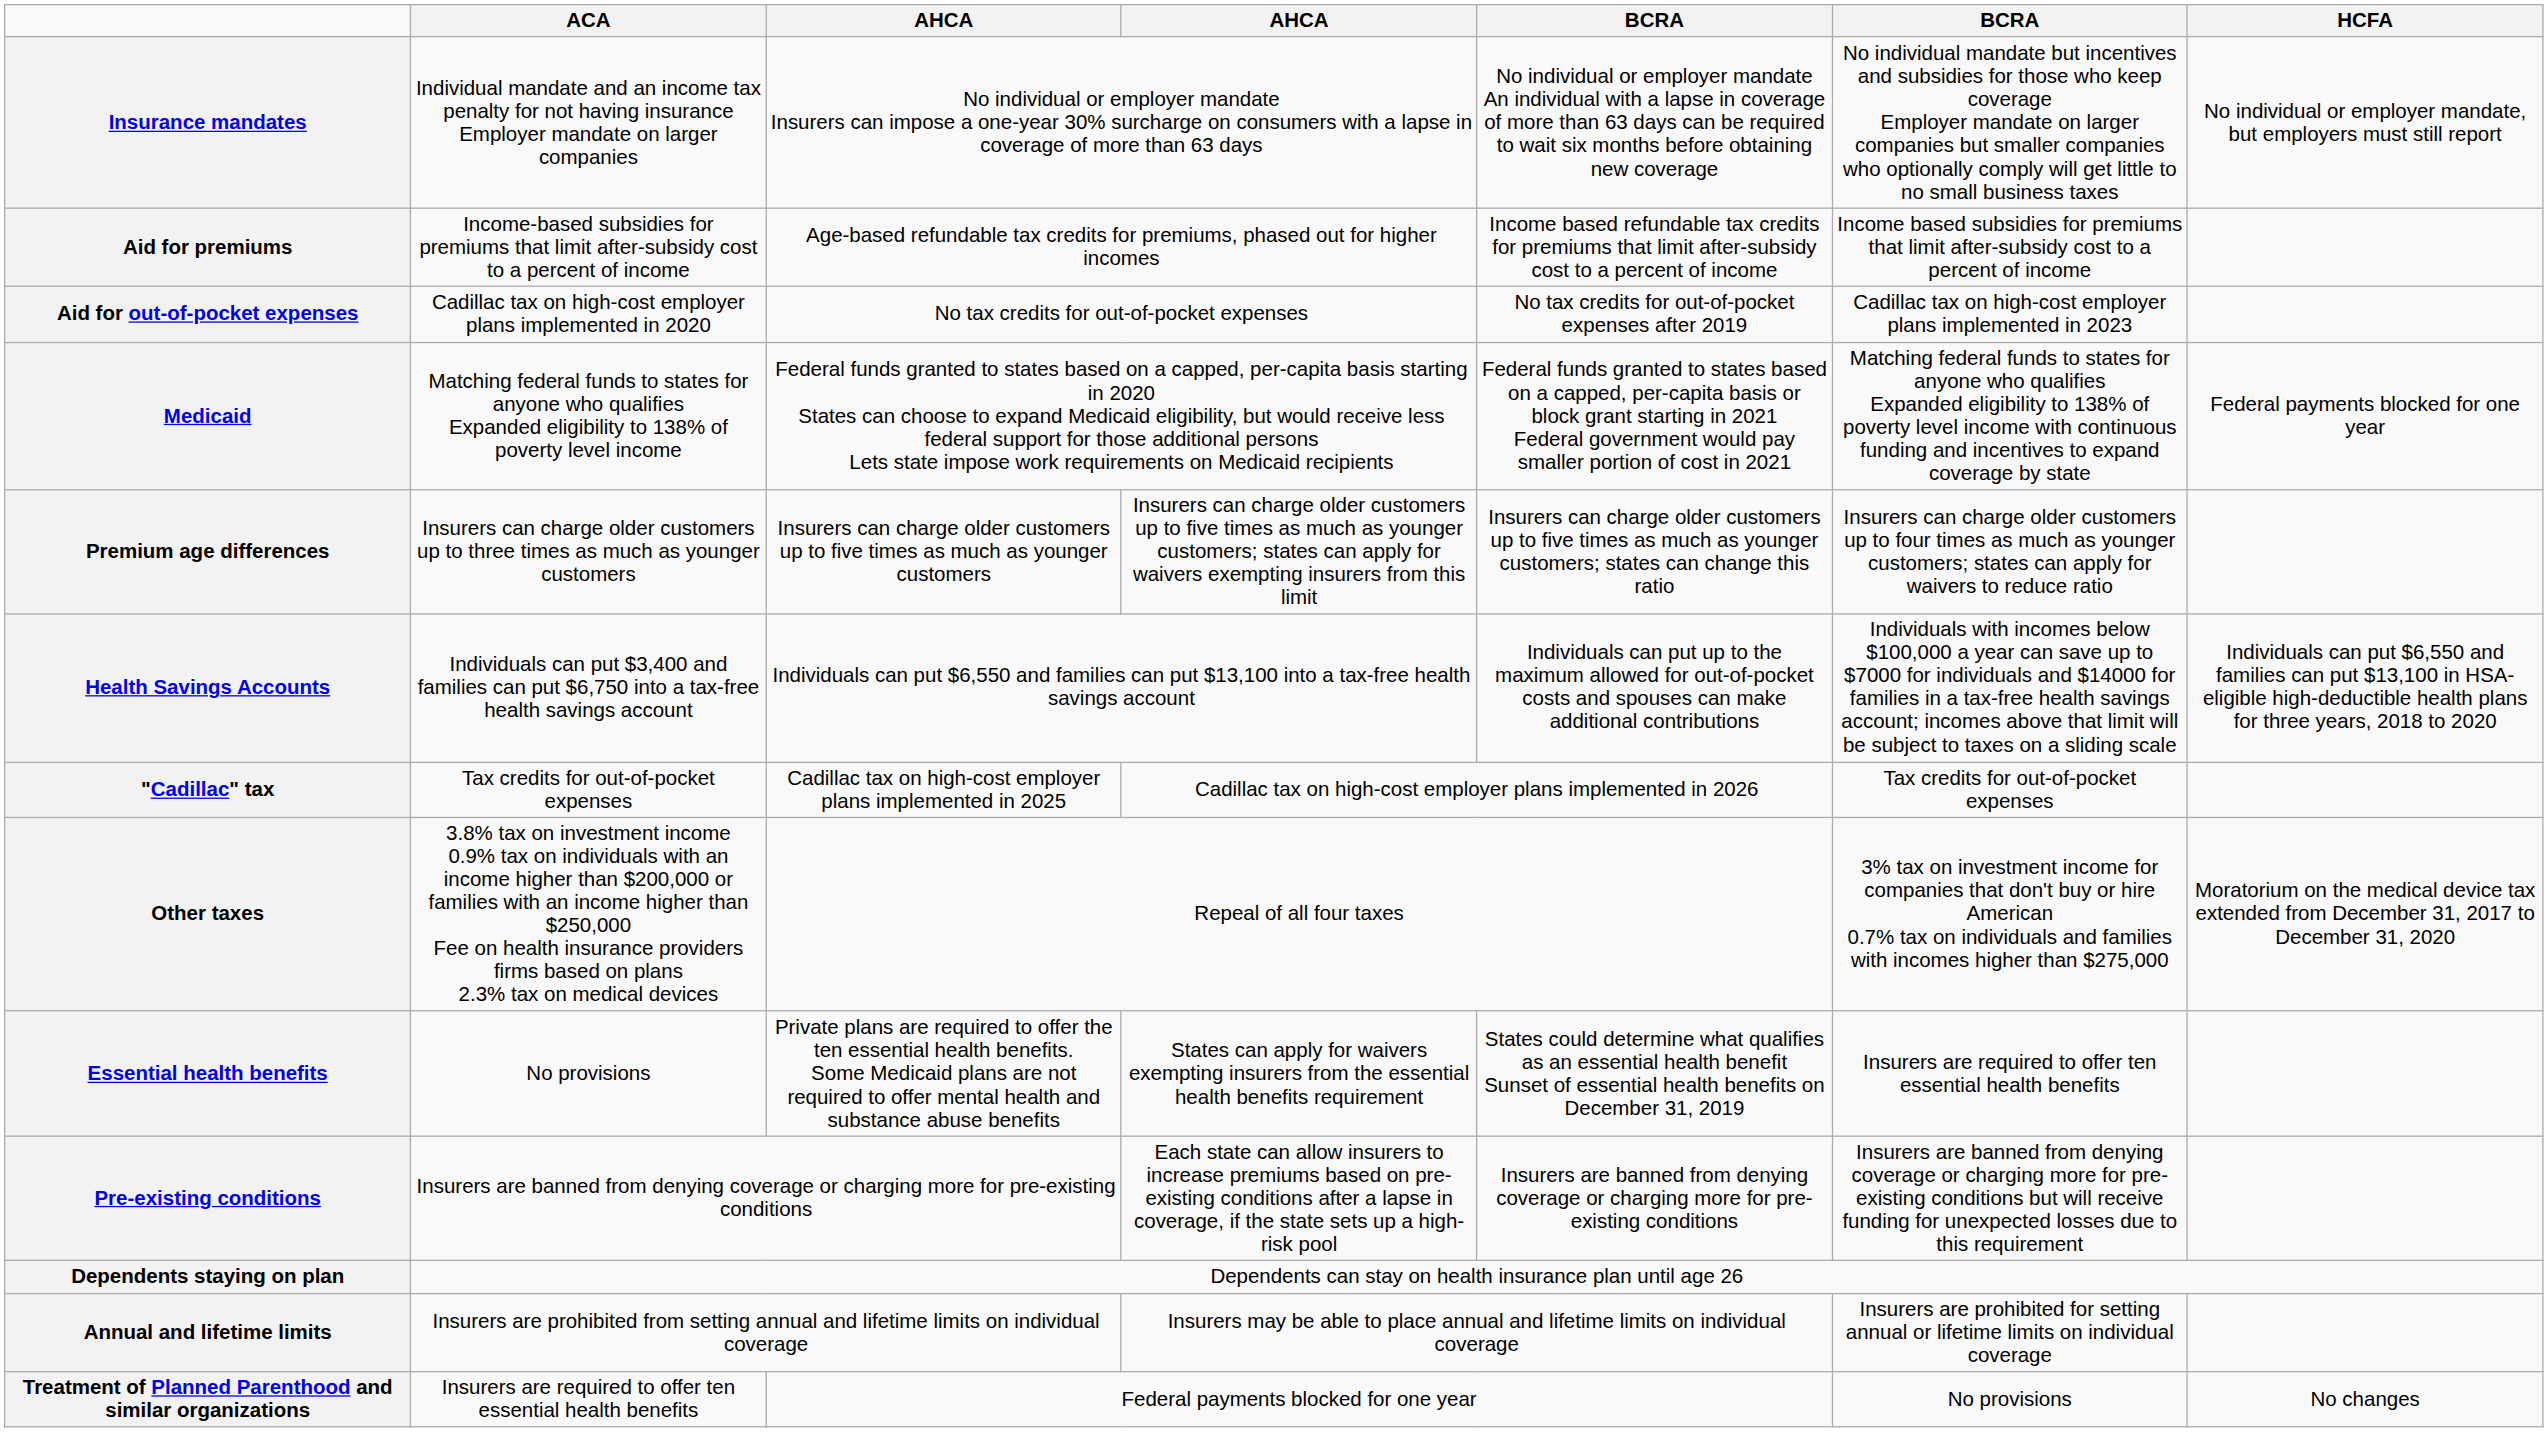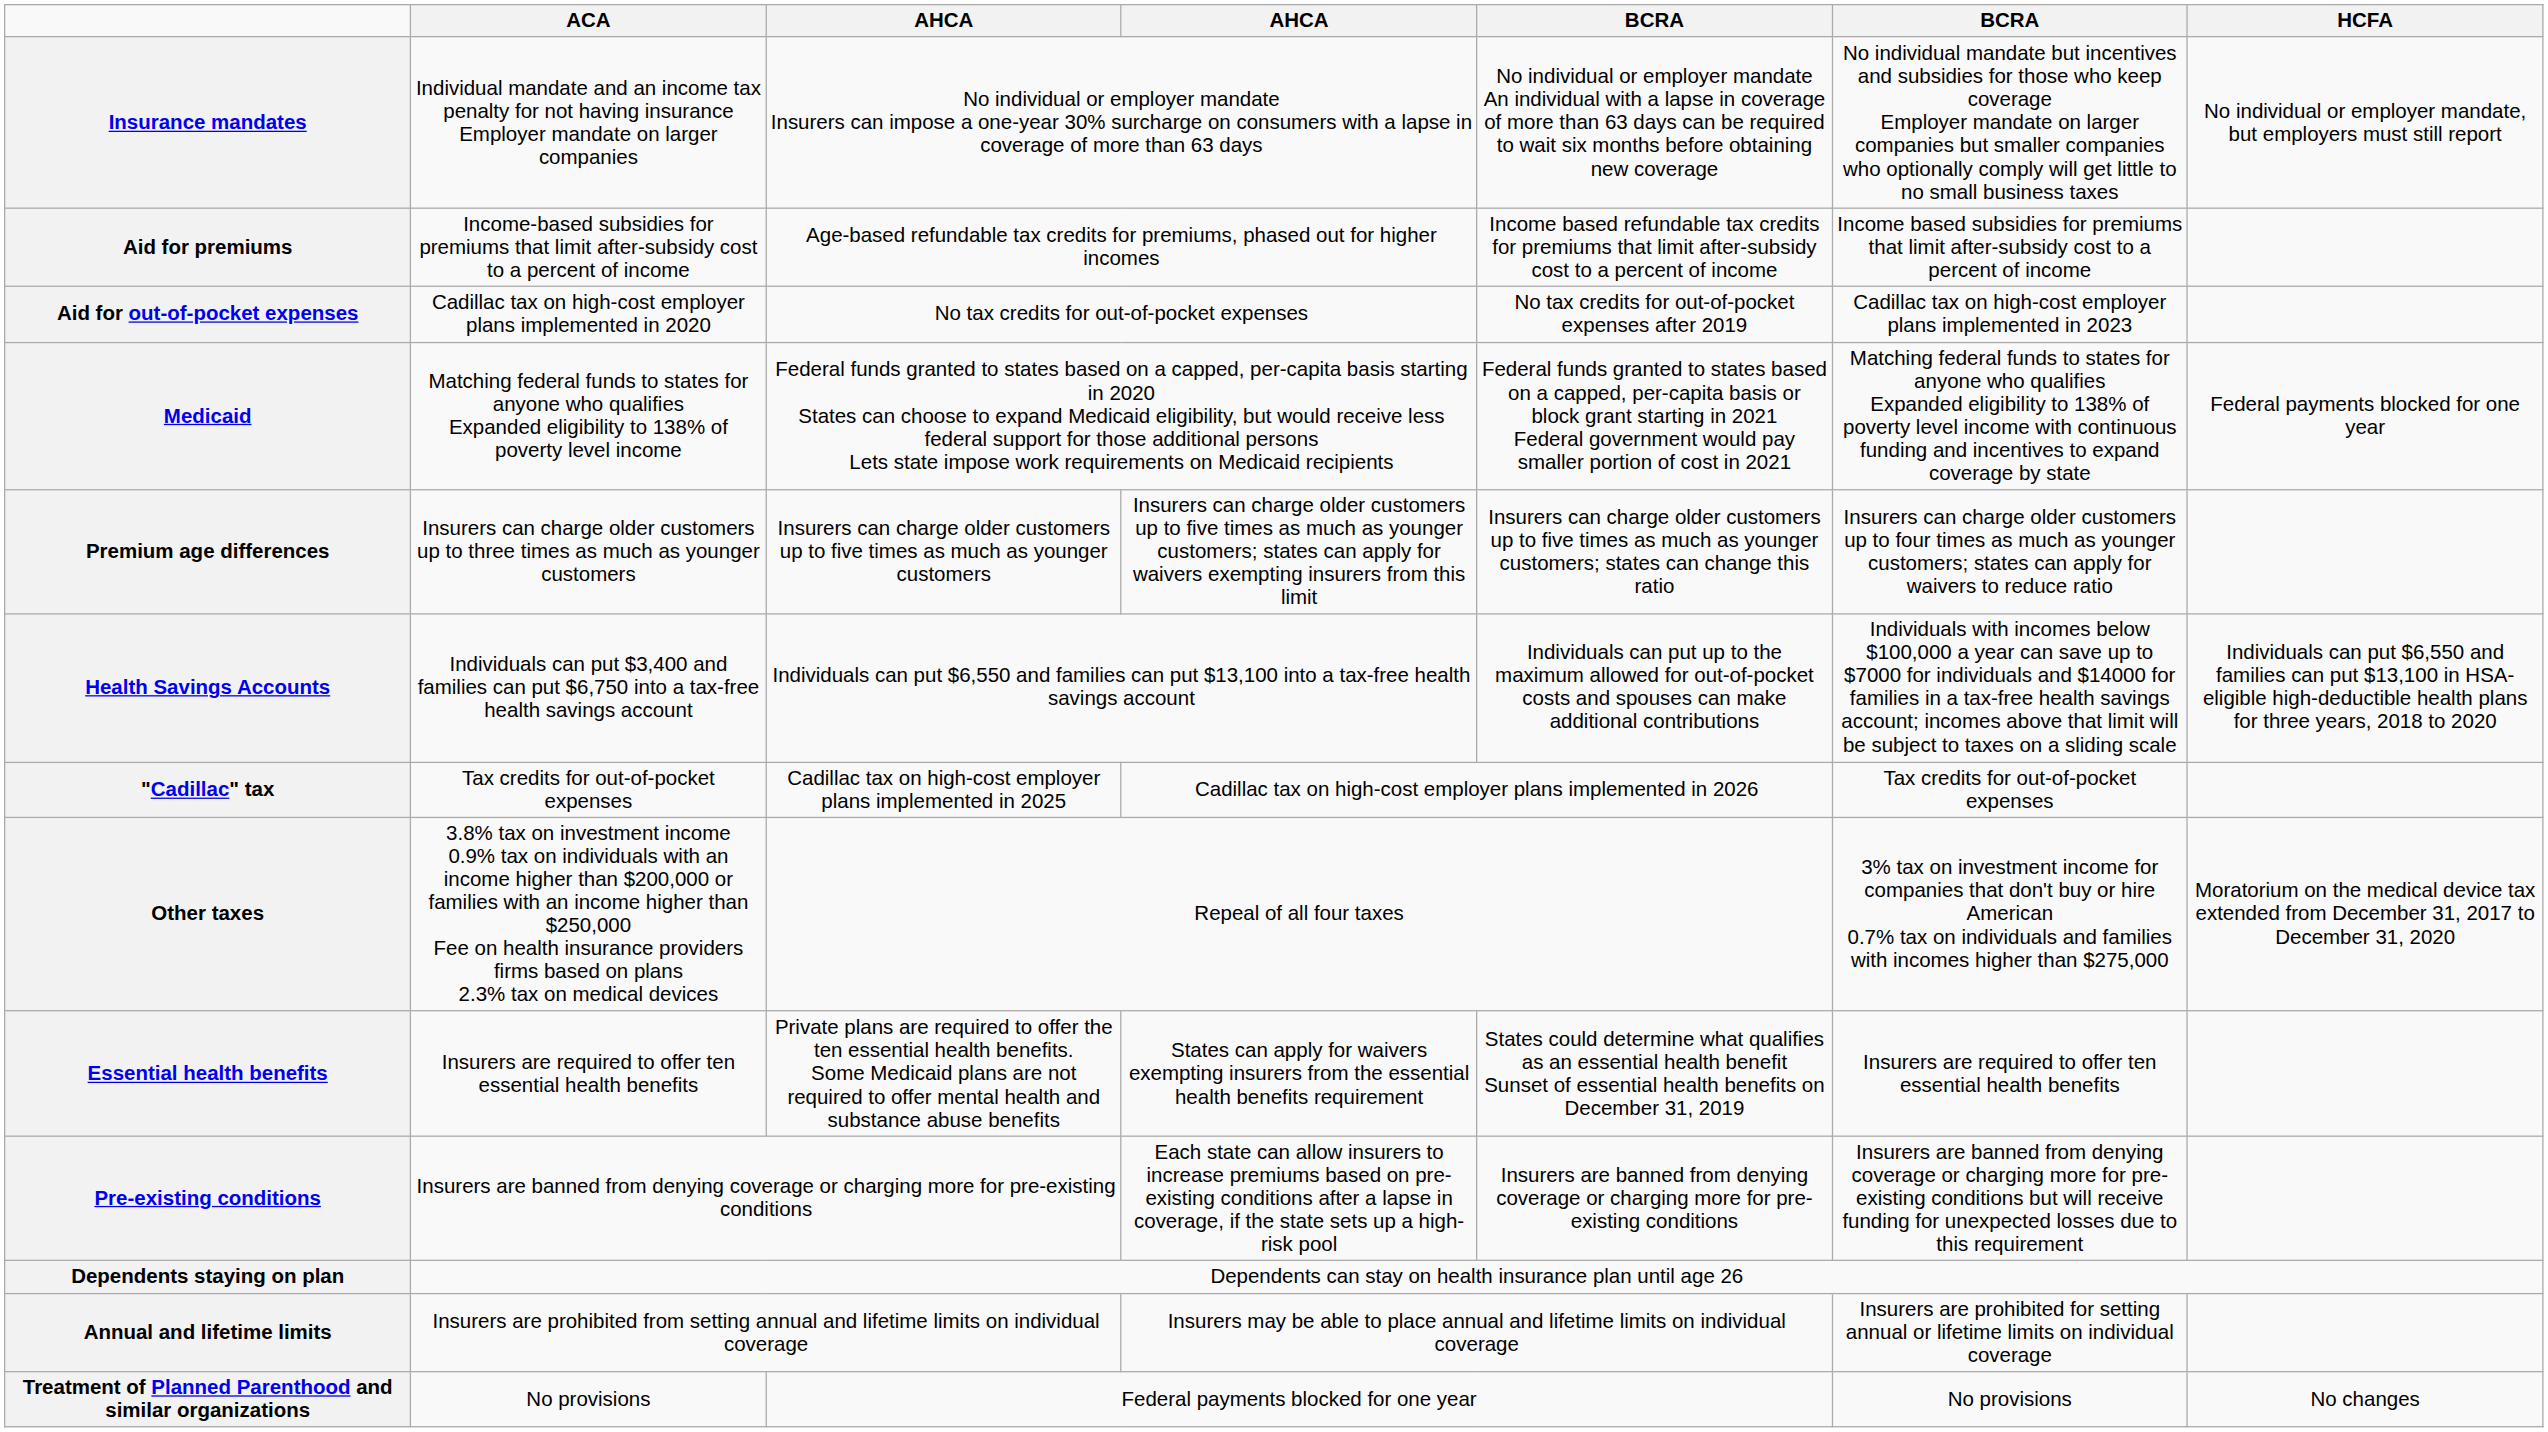(588, 1073) No provisions -> (588, 1073) Insurers are required to offer ten essential health benefits
(588, 1399) Insurers are required to offer ten essential health benefits -> (588, 1399) No provisions
